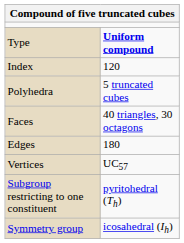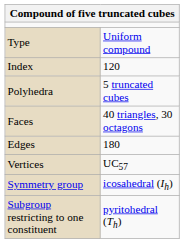(128, 42) bold -> (127, 42) normal
rows swapped: (45, 228) <-> (45, 196)
